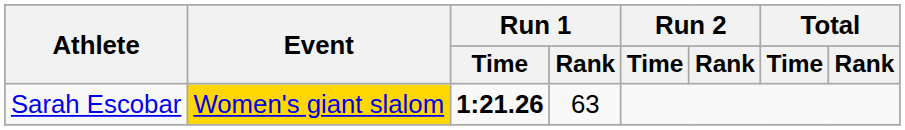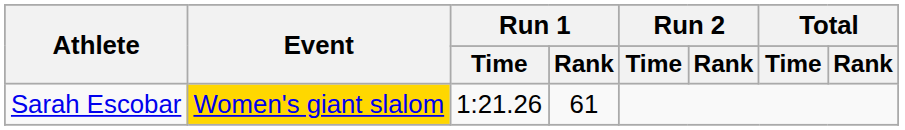(500, 105) bold -> (499, 105) normal
(585, 105) 63 -> (584, 105) 61
